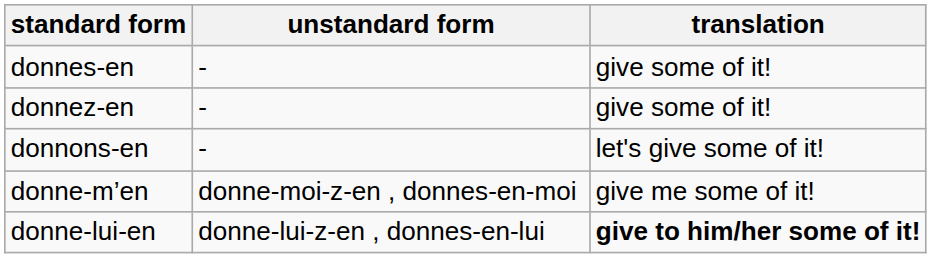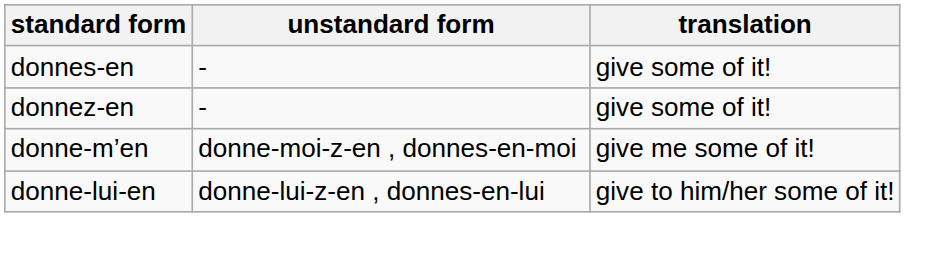- row: (83, 149)
(758, 231) bold -> (745, 190) normal
